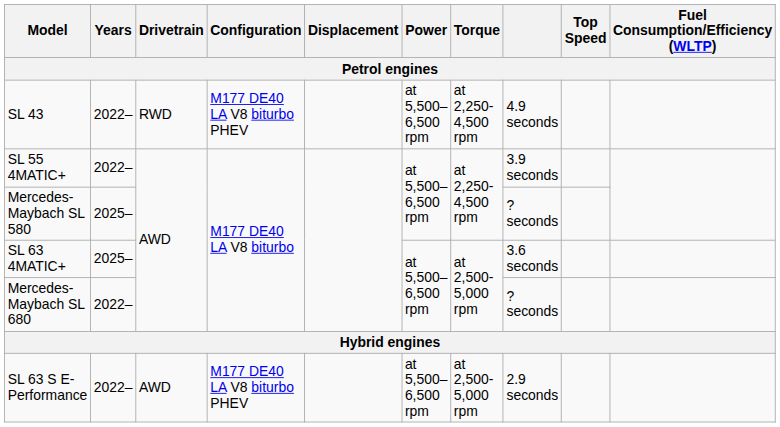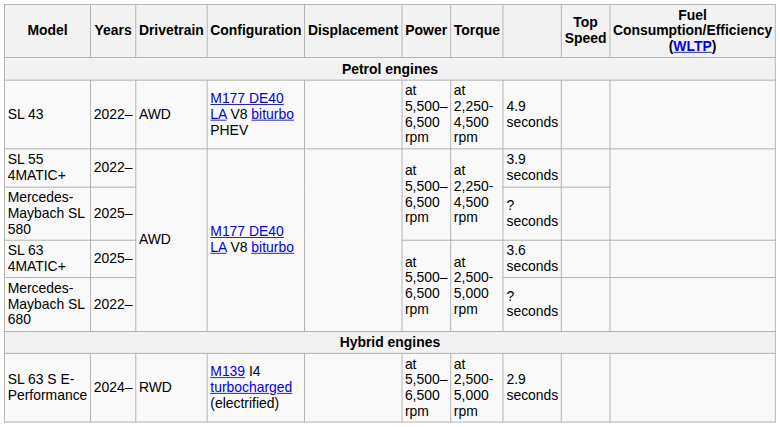(155, 114) RWD -> (155, 114) AWD
(113, 387) 2022– -> (113, 387) 2024–
(155, 387) AWD -> (155, 387) RWD
(252, 387) M177 DE40 LA V8 biturbo PHEV -> (251, 387) M139 I4 turbocharged (electrified)
